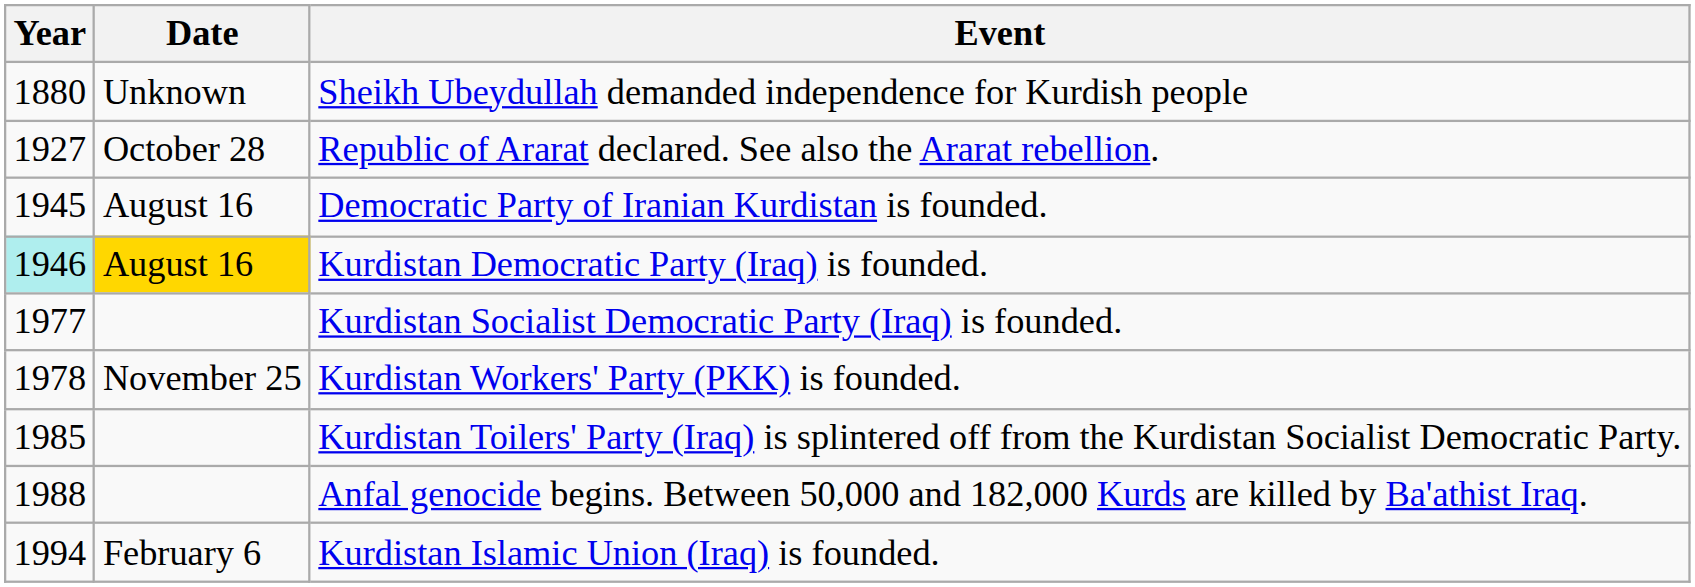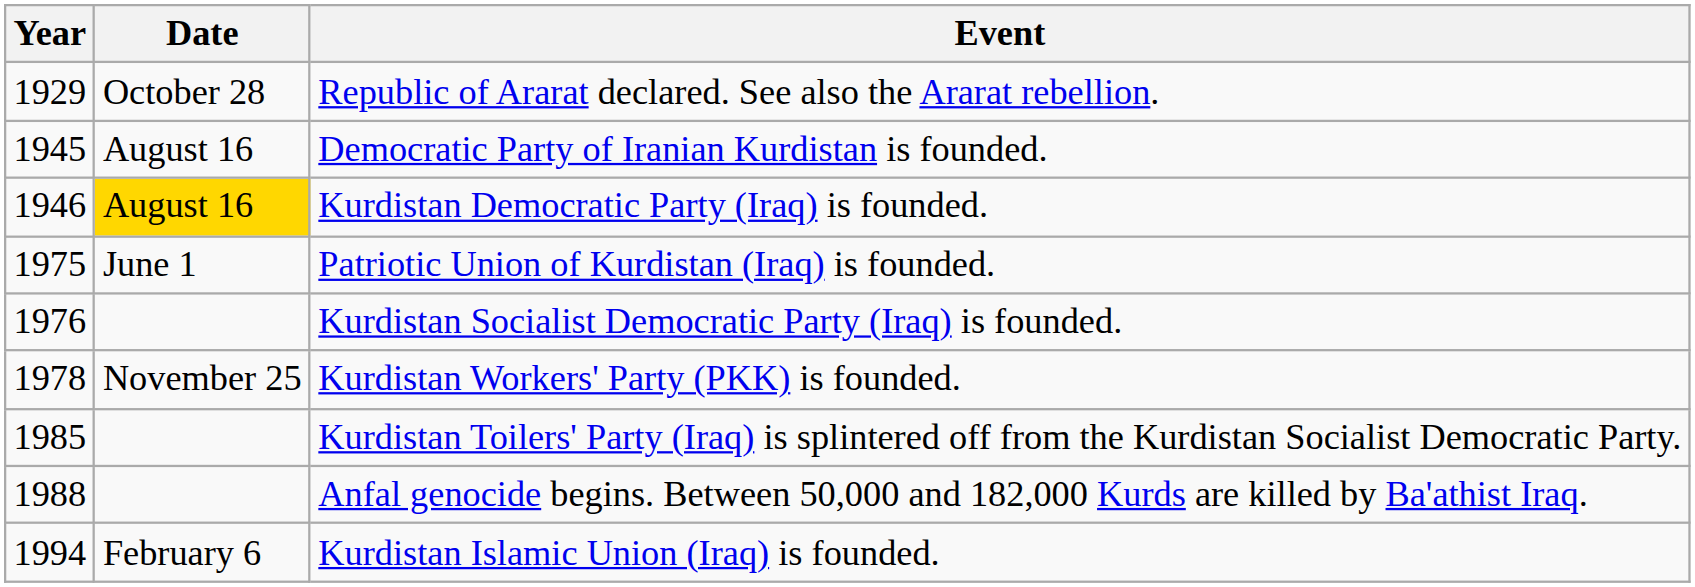- row: (783, 90)
(50, 148) 1927 -> (50, 90) 1929
(50, 263) paleturquoise background -> (50, 206) no background
+ row: (657, 263)
(50, 321) 1977 -> (50, 321) 1976
